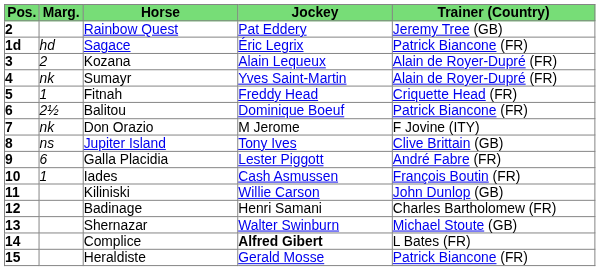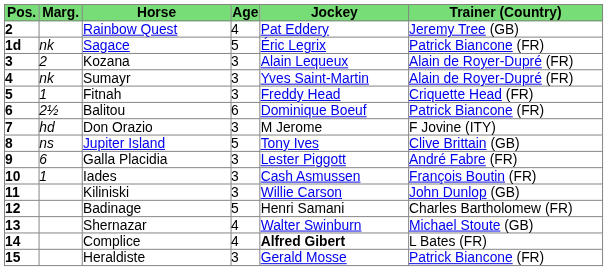+ column: (245, 13)
(47, 45) hd -> (47, 45) nk
(47, 127) nk -> (47, 127) hd
